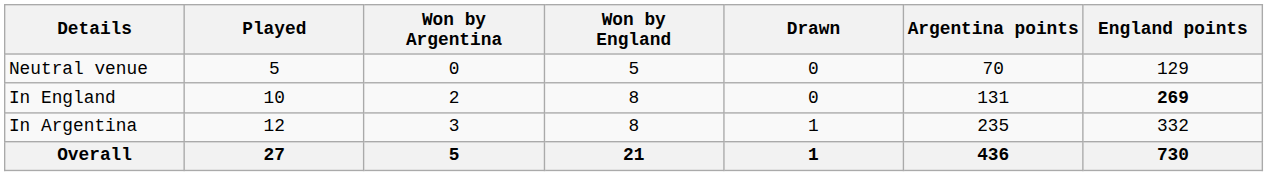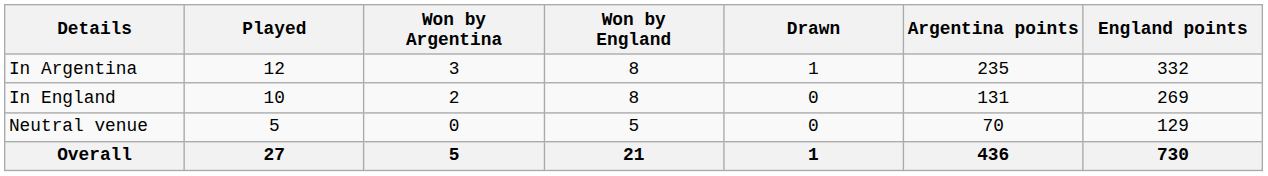rows swapped: (73, 127) <-> (78, 69)
(1173, 98) bold -> (1173, 98) normal
